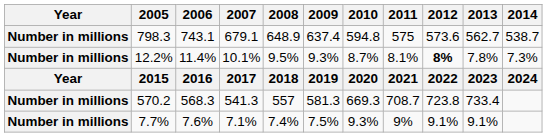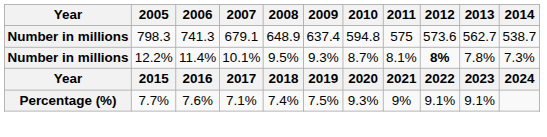(198, 36) 743.1 -> (198, 36) 741.3
- row: (154, 100)
(68, 121) Number in millions -> (68, 100) Percentage (%)
